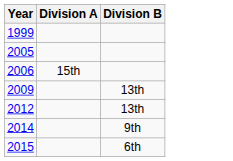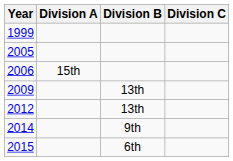+ column: (197, 14)
